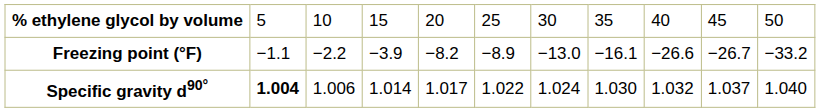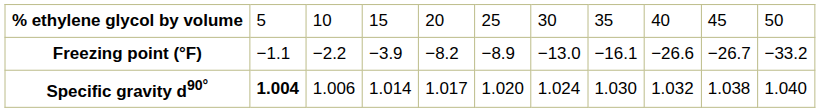(503, 88) 1.022 -> (503, 88) 1.020
(729, 88) 1.037 -> (729, 88) 1.038
